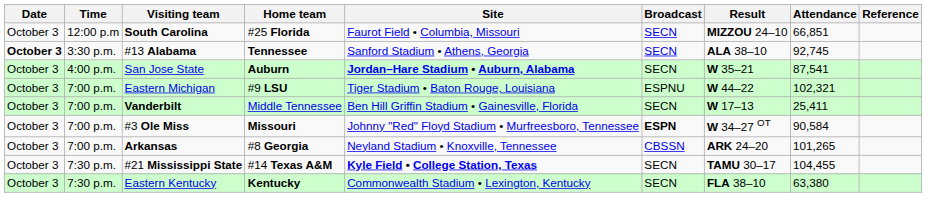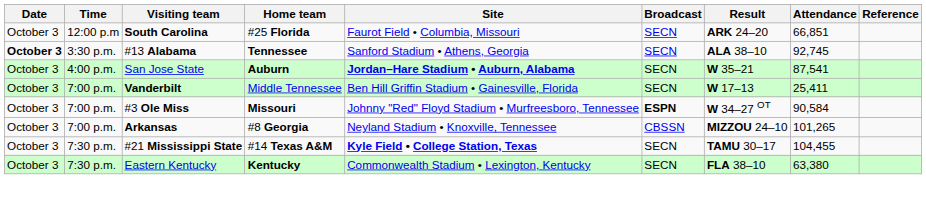(747, 32) MIZZOU 24–10 -> (738, 32) ARK 24–20
- row: (170, 88)
(738, 146) ARK 24–20 -> (747, 127) MIZZOU 24–10
